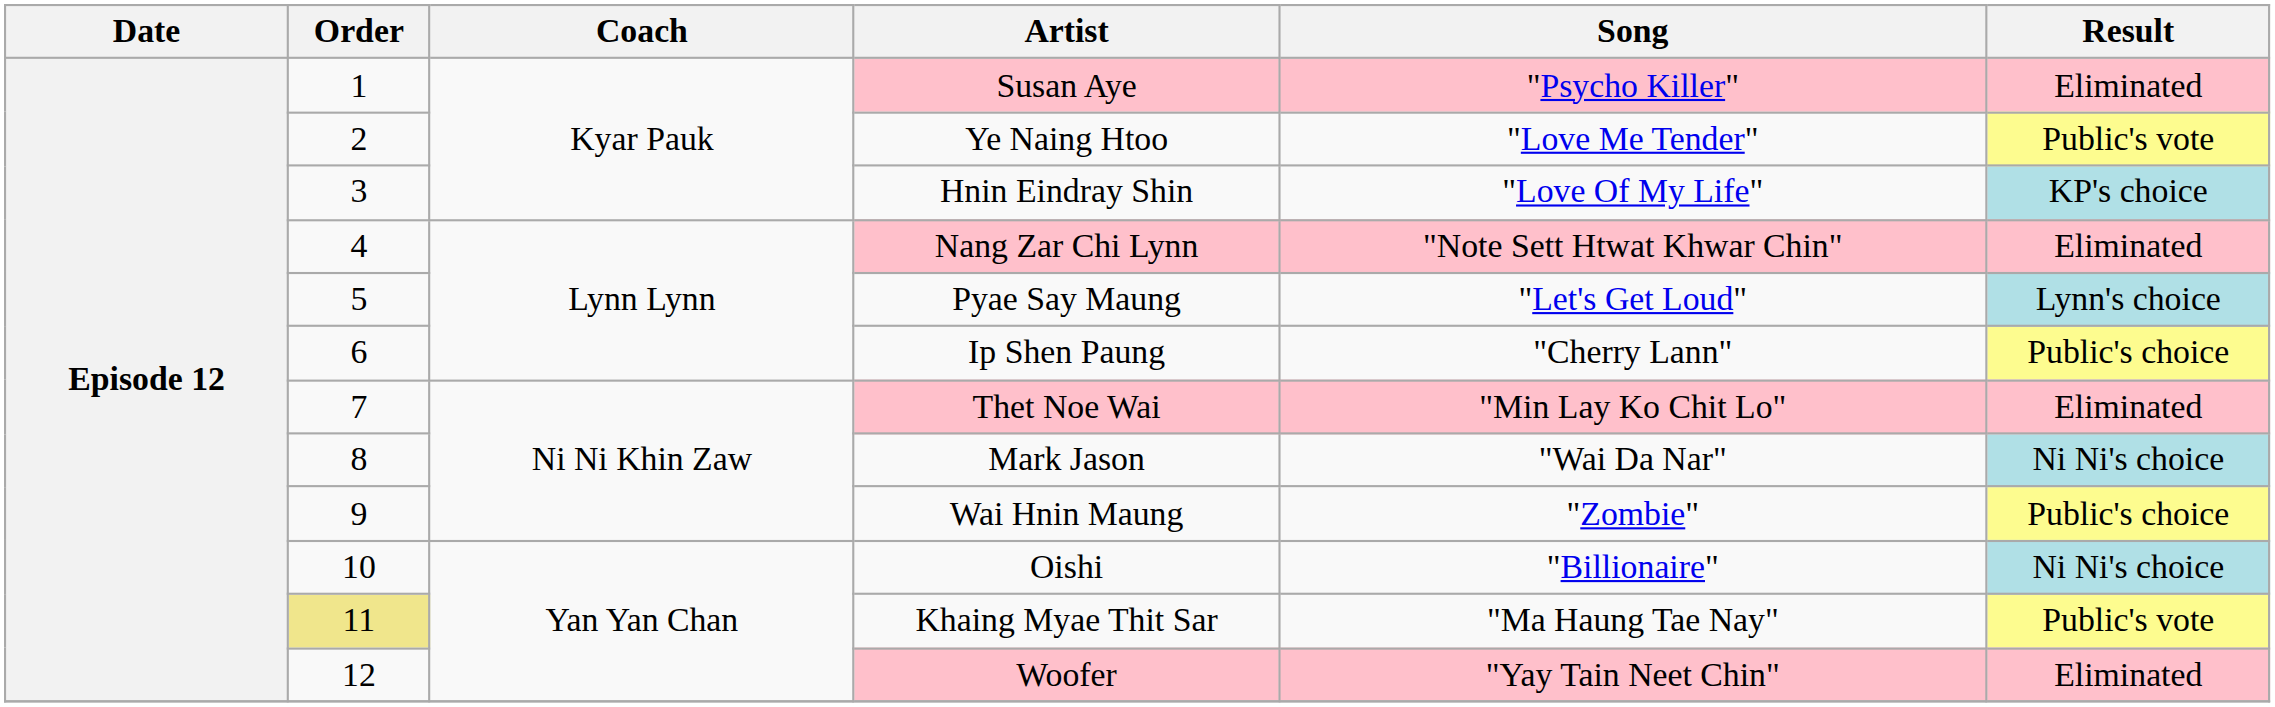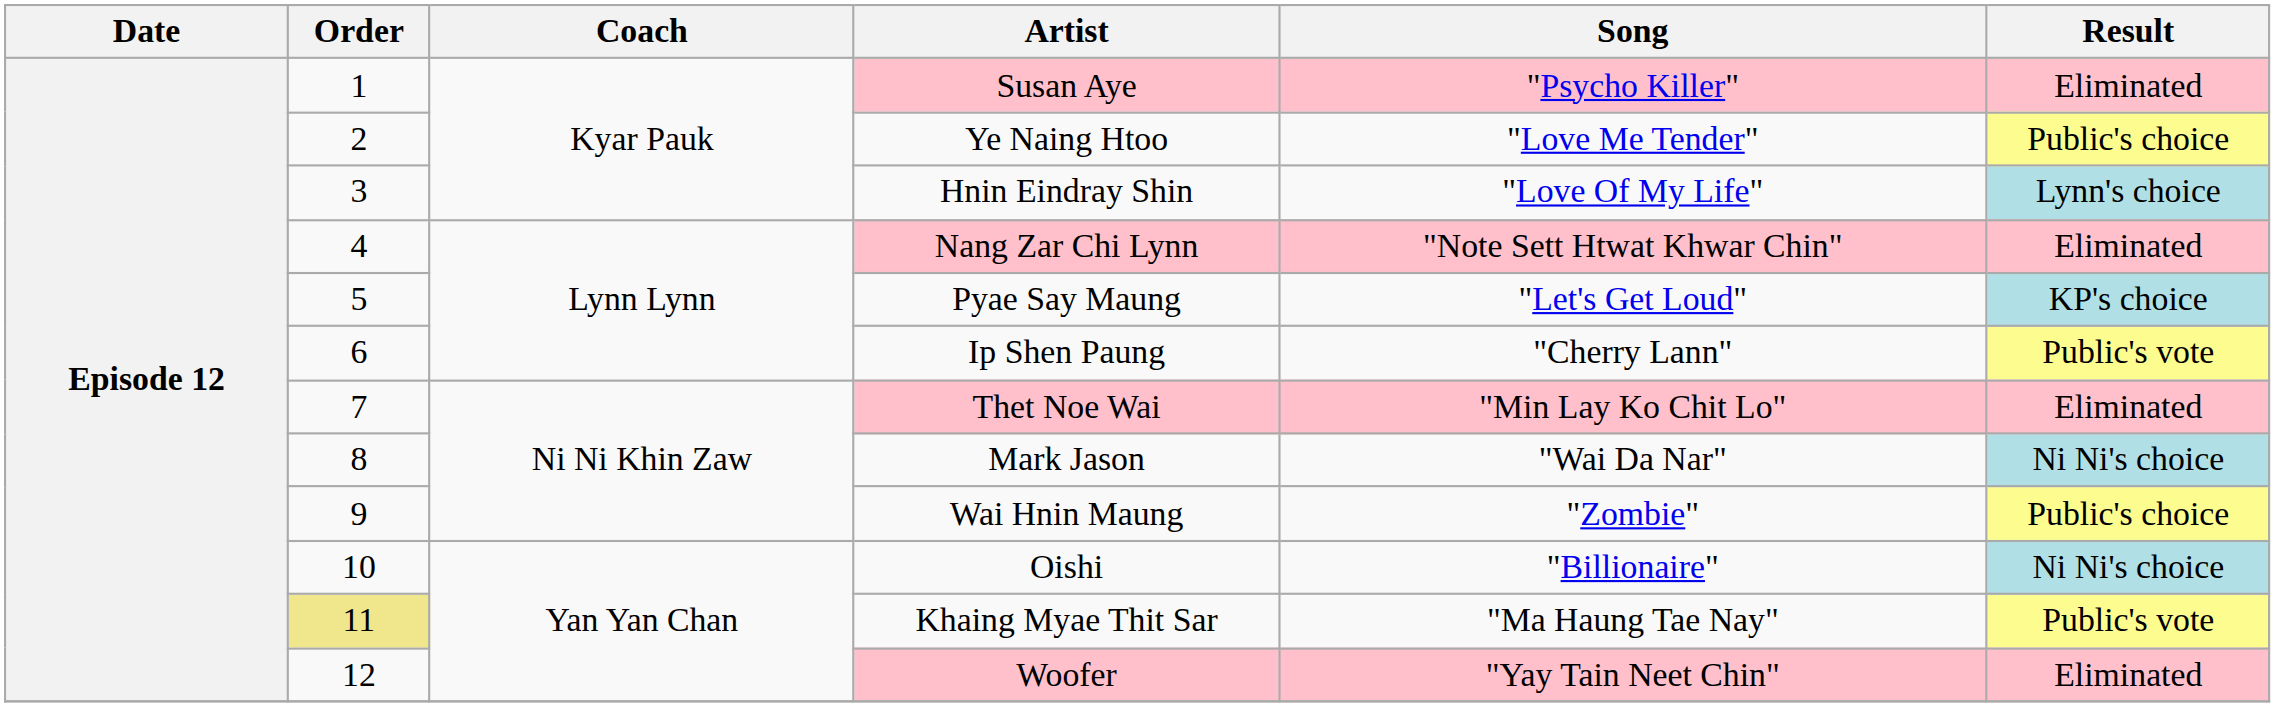(2128, 138) Public's vote -> (2128, 138) Public's choice
(2128, 191) KP's choice -> (2128, 191) Lynn's choice
(2128, 298) Lynn's choice -> (2128, 298) KP's choice
(2128, 352) Public's choice -> (2128, 352) Public's vote
